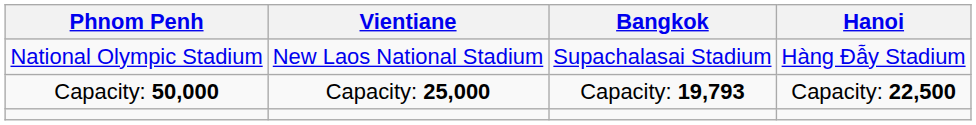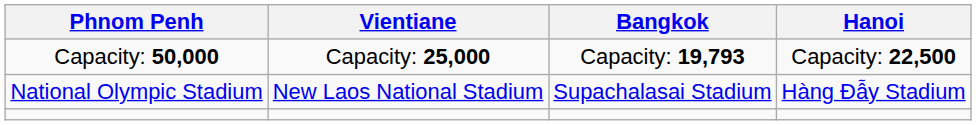rows swapped: (137, 56) <-> (137, 91)
